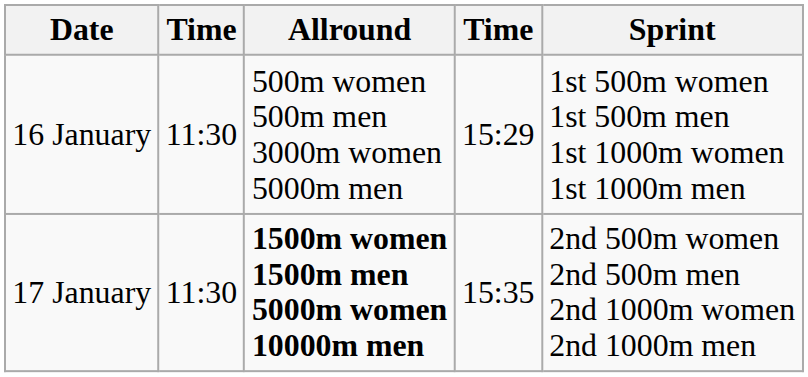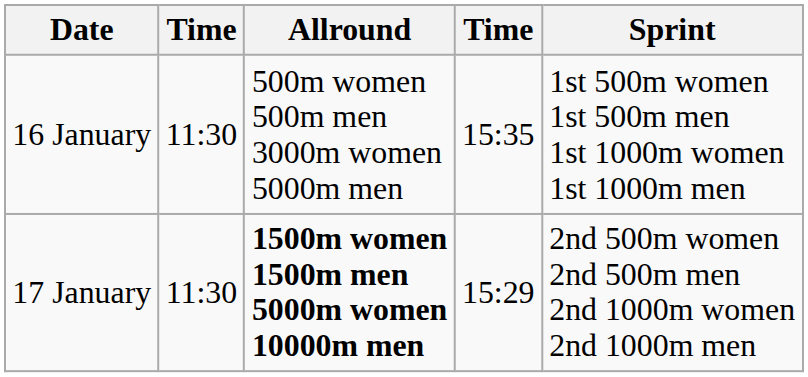(498, 133) 15:29 -> (498, 133) 15:35
(498, 291) 15:35 -> (498, 291) 15:29
